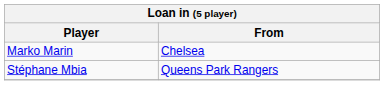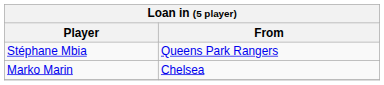rows swapped: (40, 51) <-> (47, 70)
